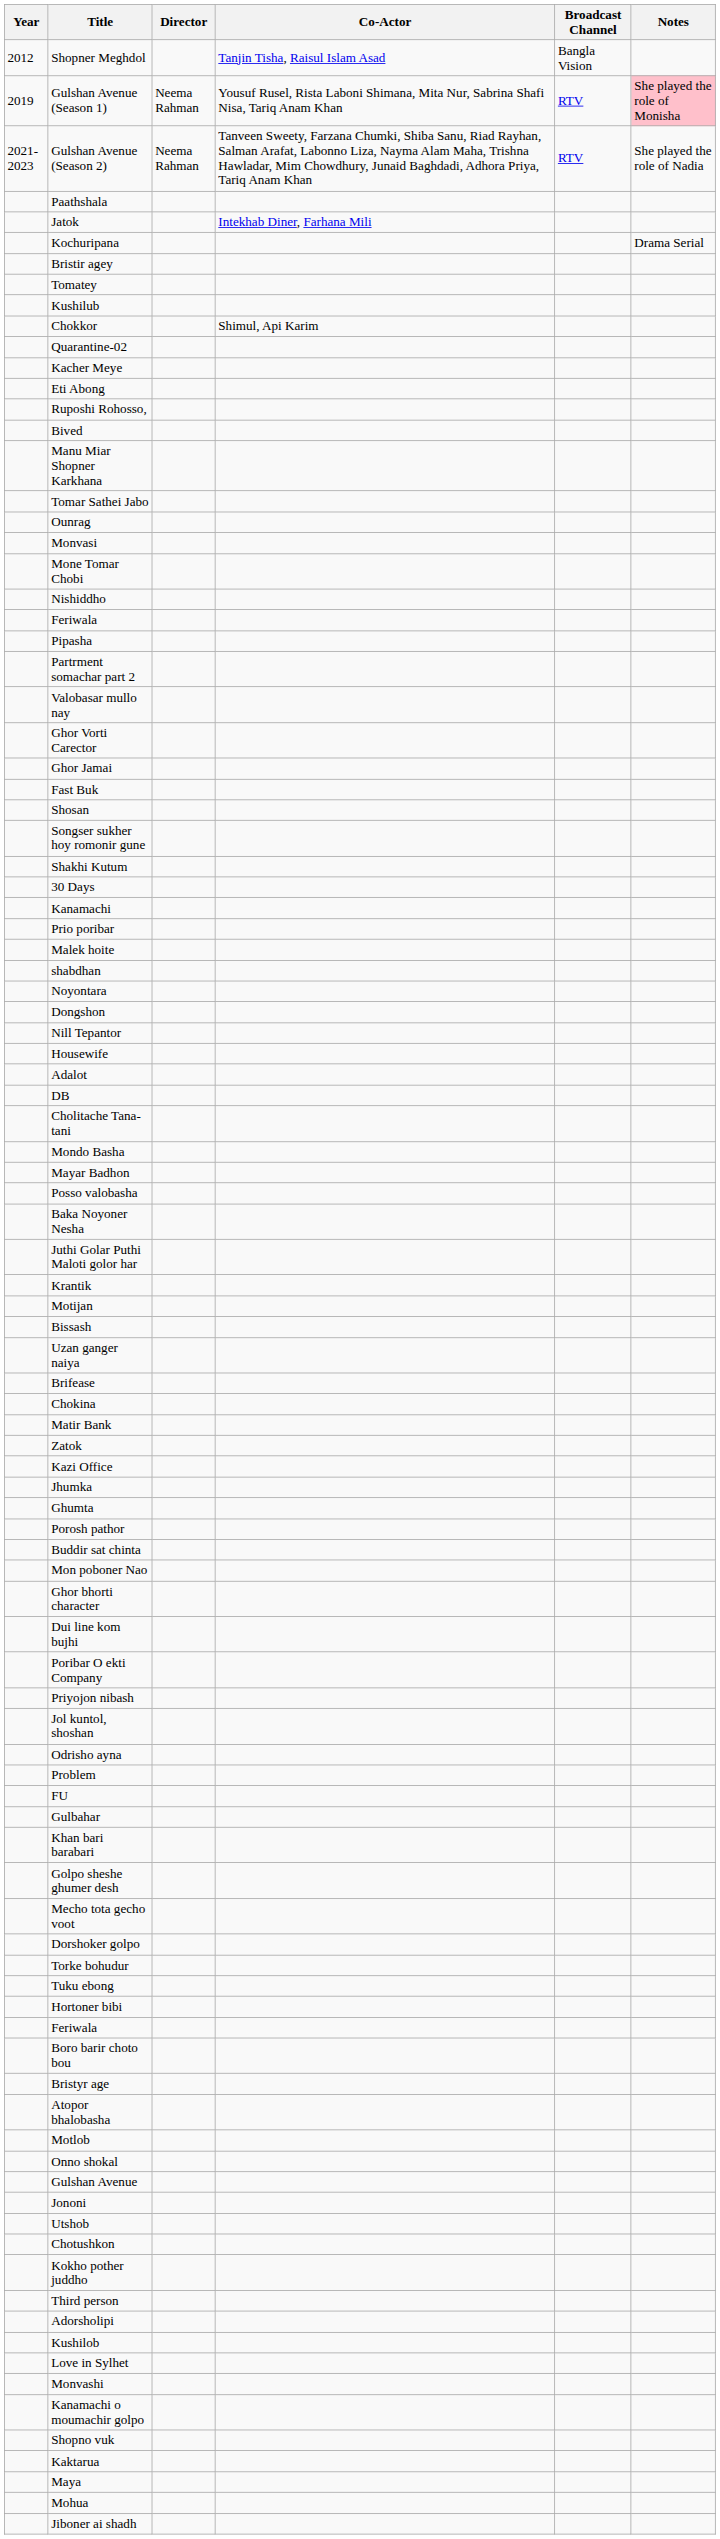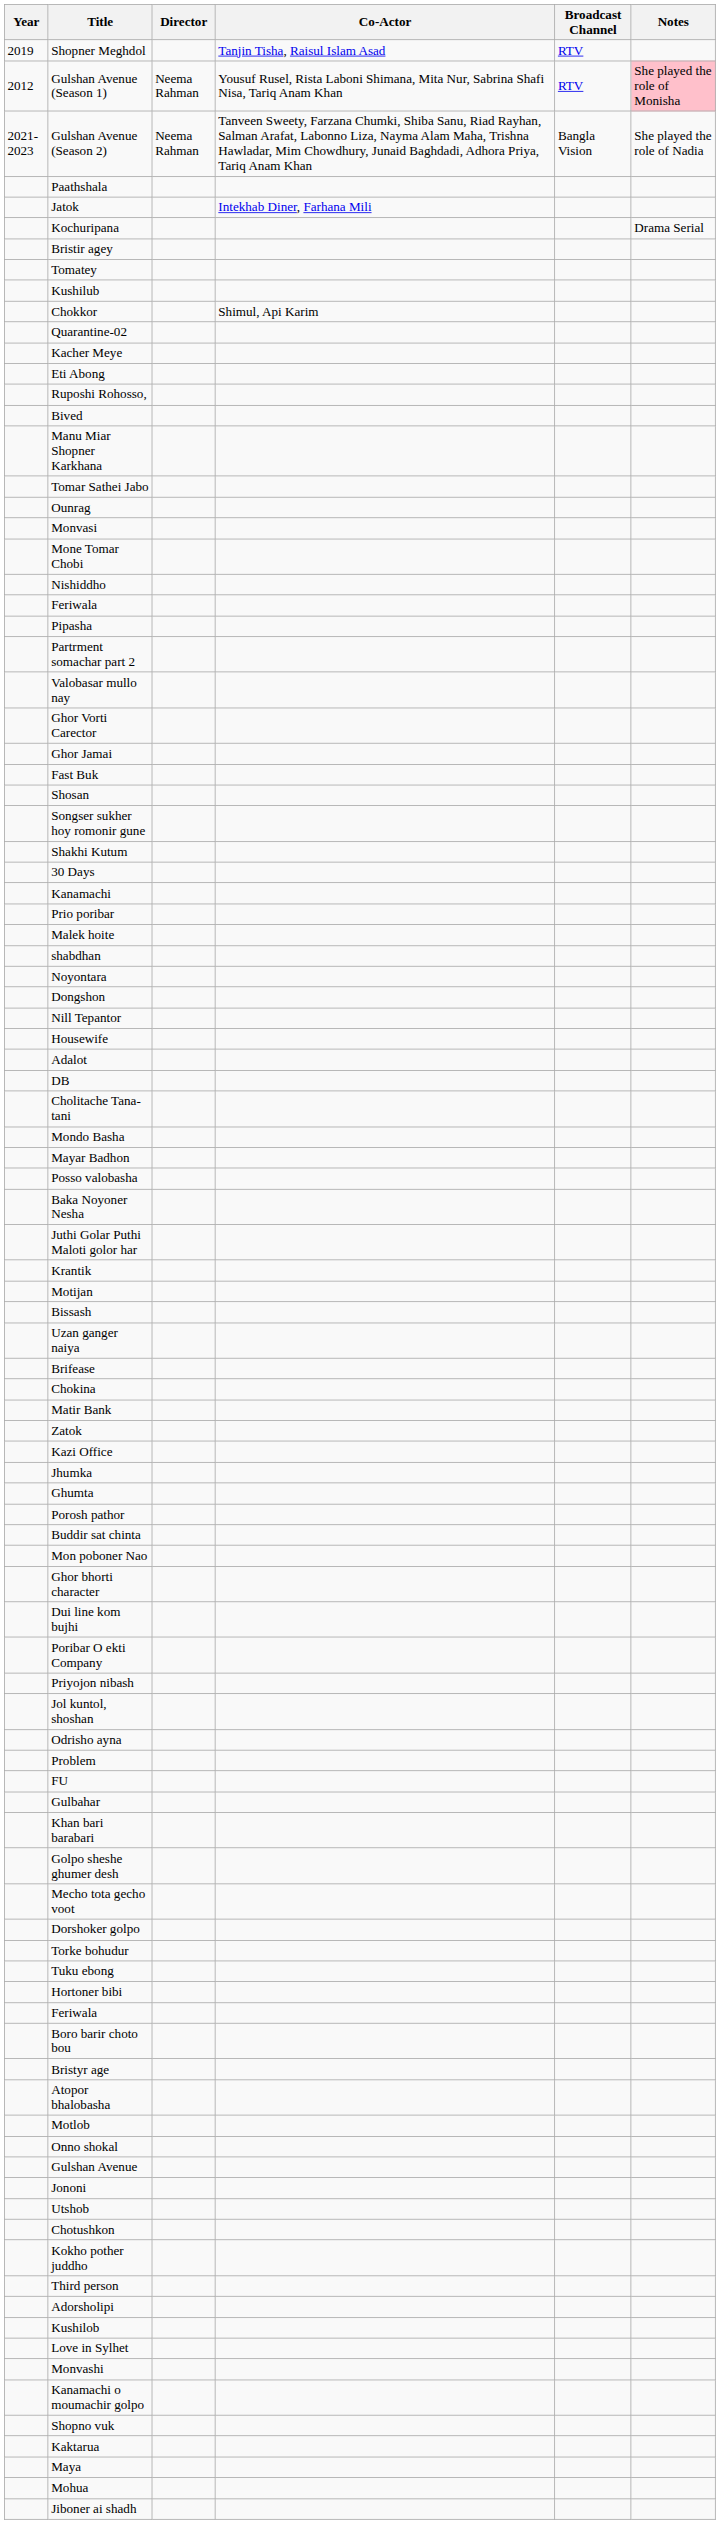(21, 57) 2012 -> (21, 50) 2019
(576, 57) Bangla Vision -> (571, 50) RTV
(21, 100) 2019 -> (21, 86) 2012
(571, 158) RTV -> (576, 143) Bangla Vision
